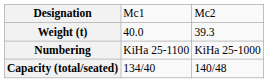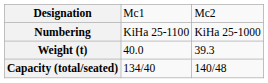rows swapped: (63, 50) <-> (63, 31)
